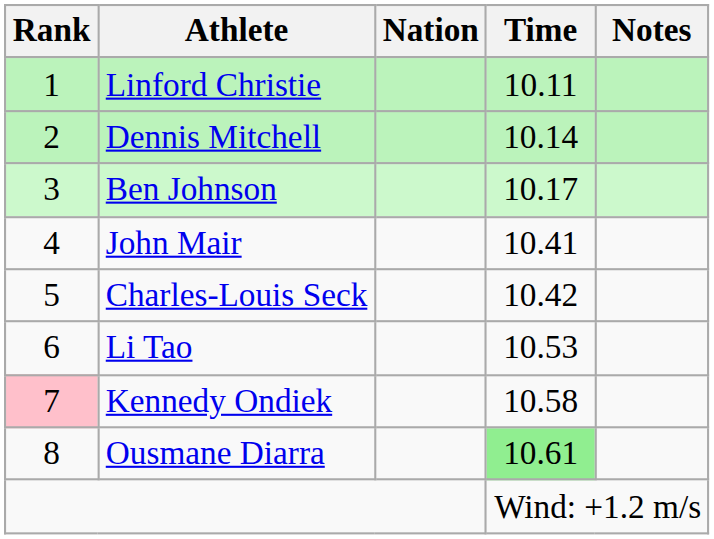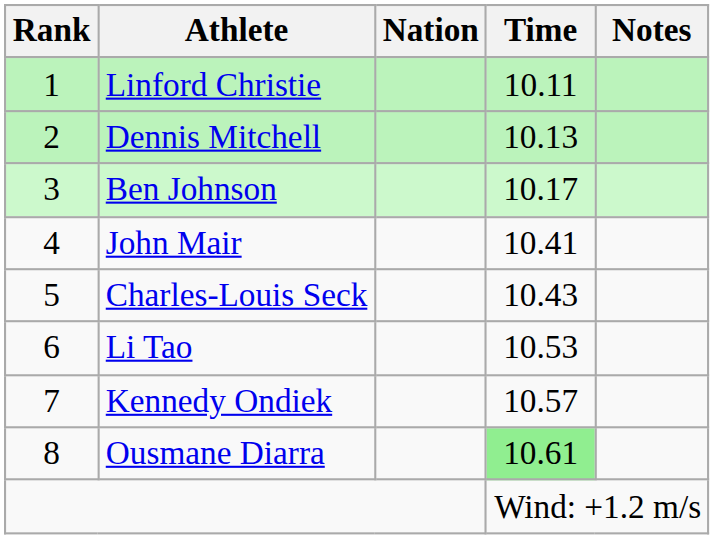(541, 136) 10.14 -> (541, 136) 10.13
(541, 294) 10.42 -> (541, 294) 10.43
(52, 400) pink background -> (52, 400) no background
(541, 400) 10.58 -> (541, 400) 10.57
